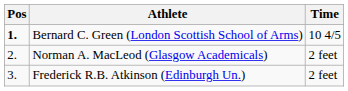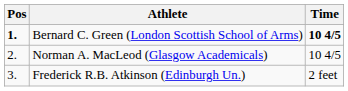(325, 34) normal -> (325, 34) bold
(323, 55) 2 feet -> (325, 55) 10 4/5
